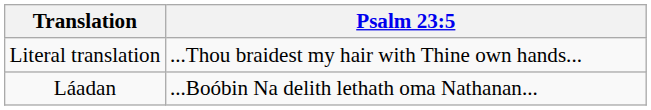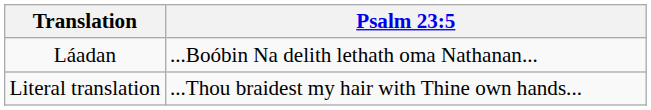rows swapped: (85, 88) <-> (85, 54)
